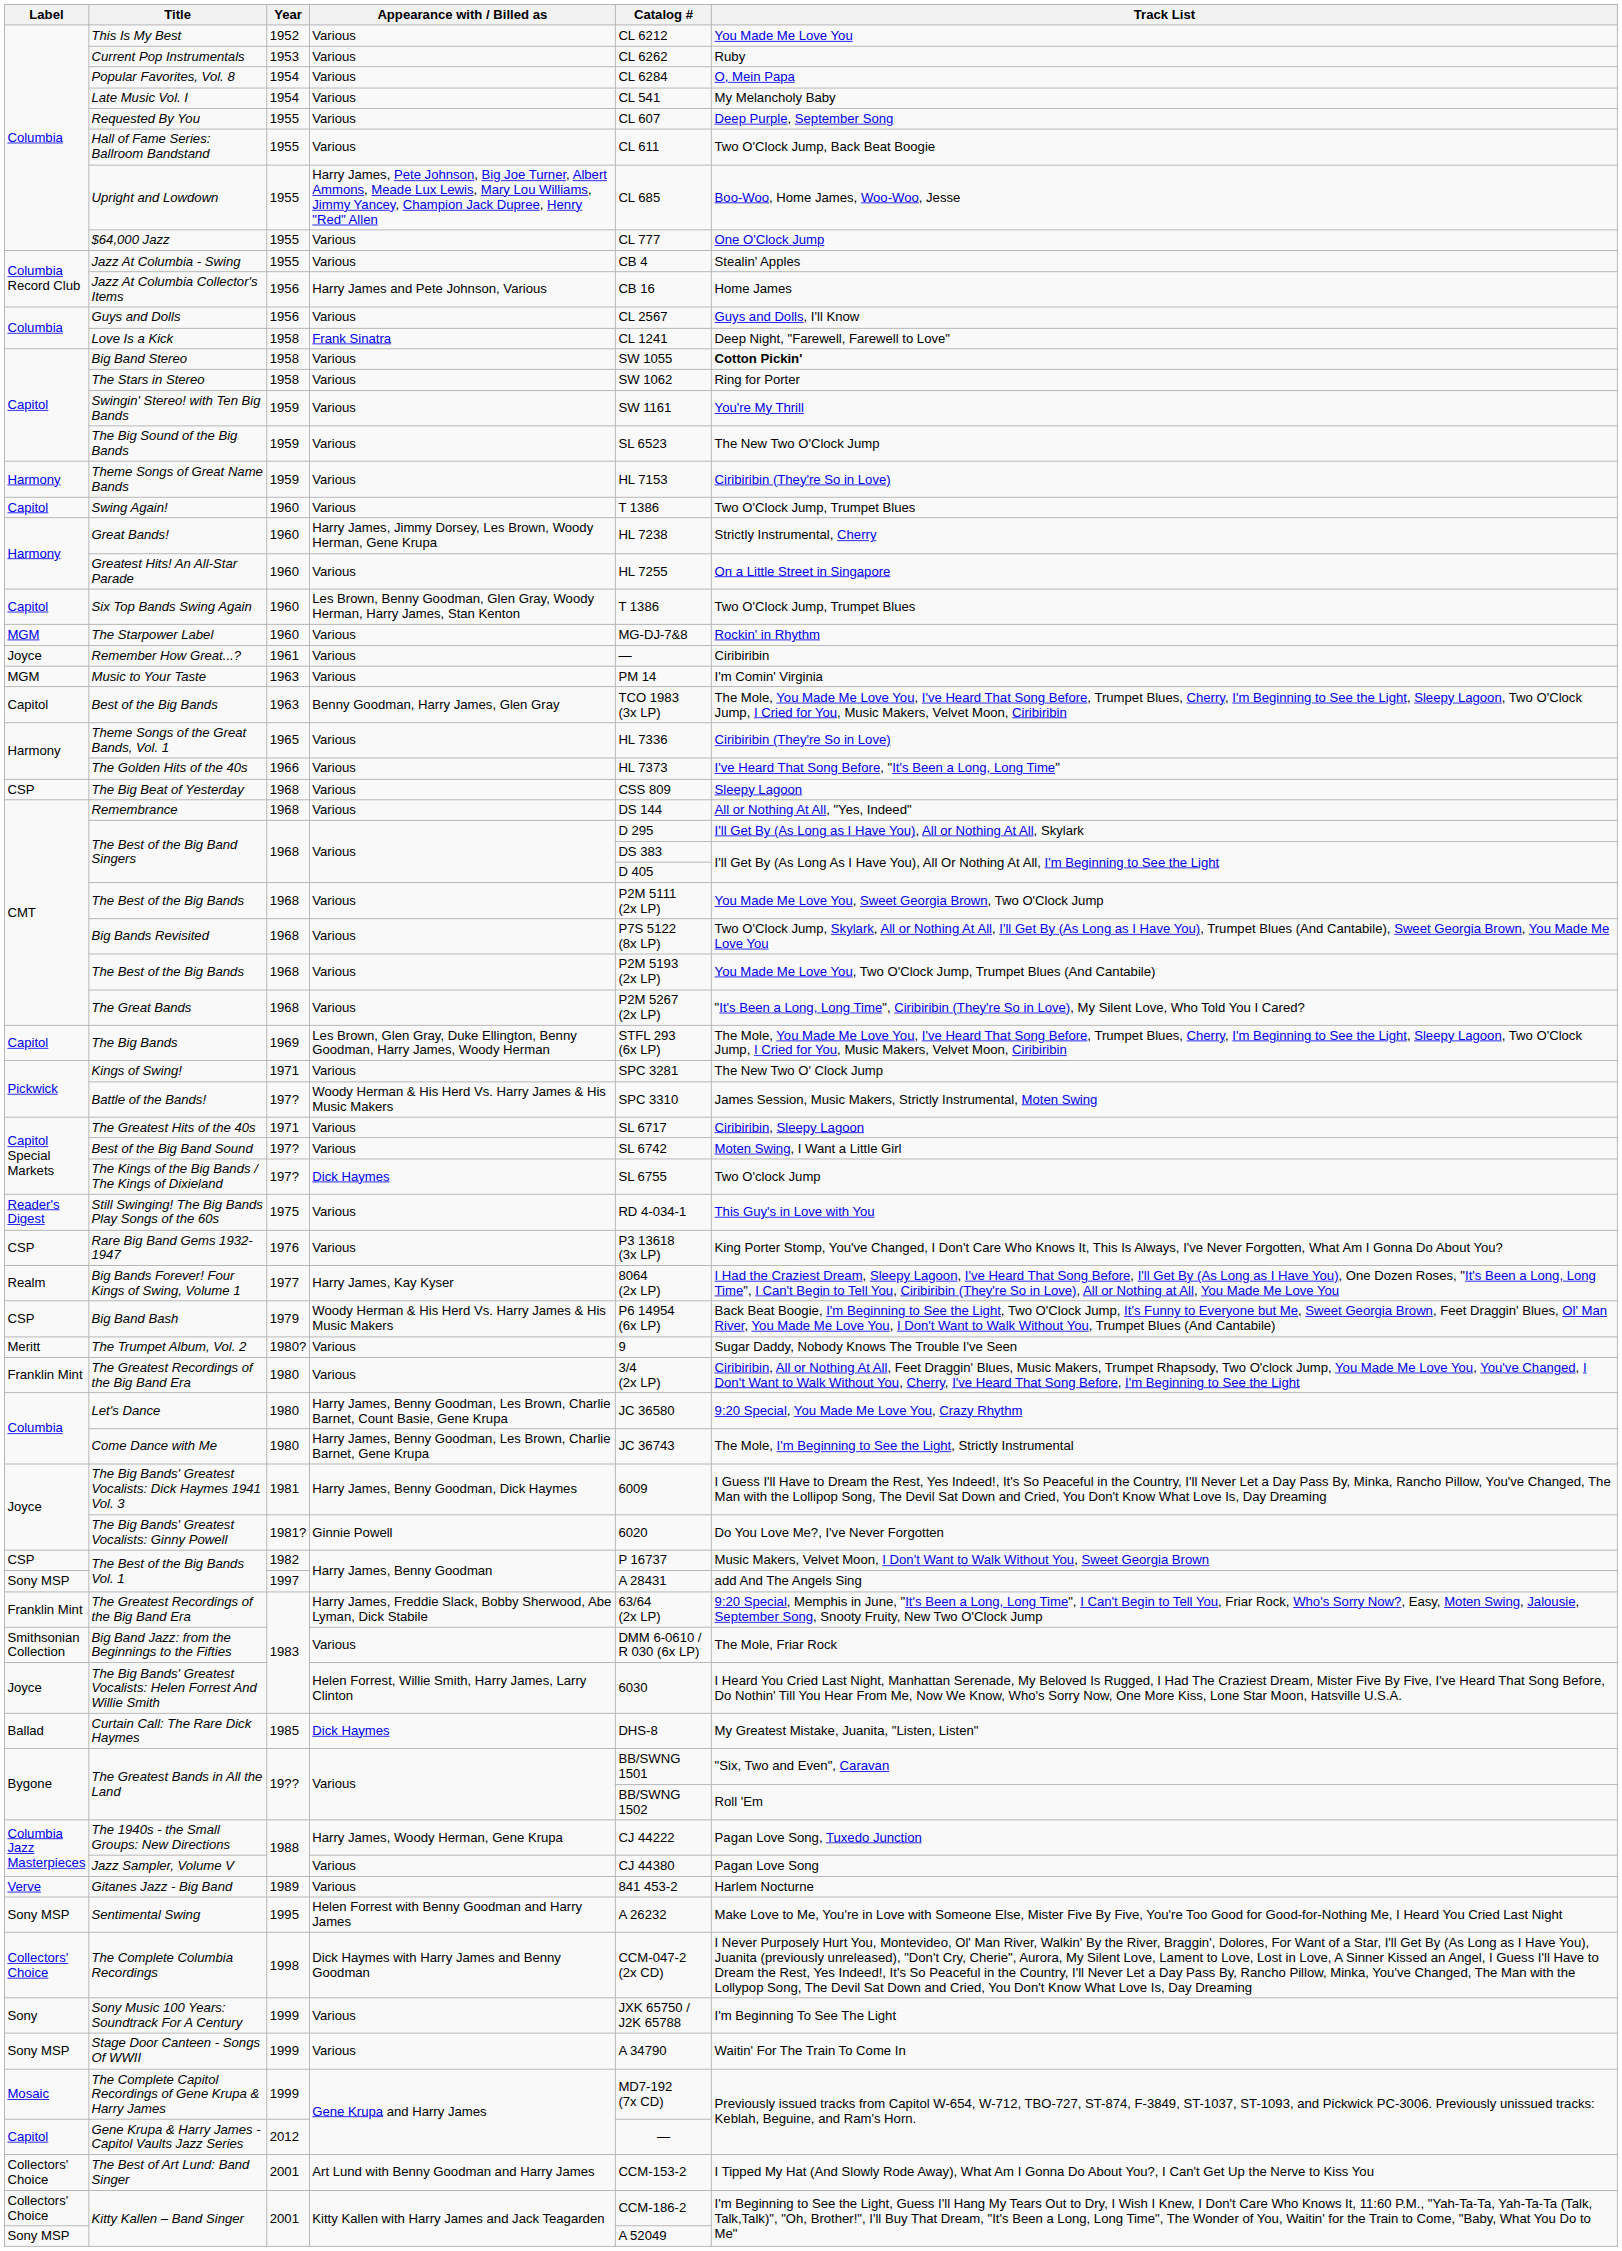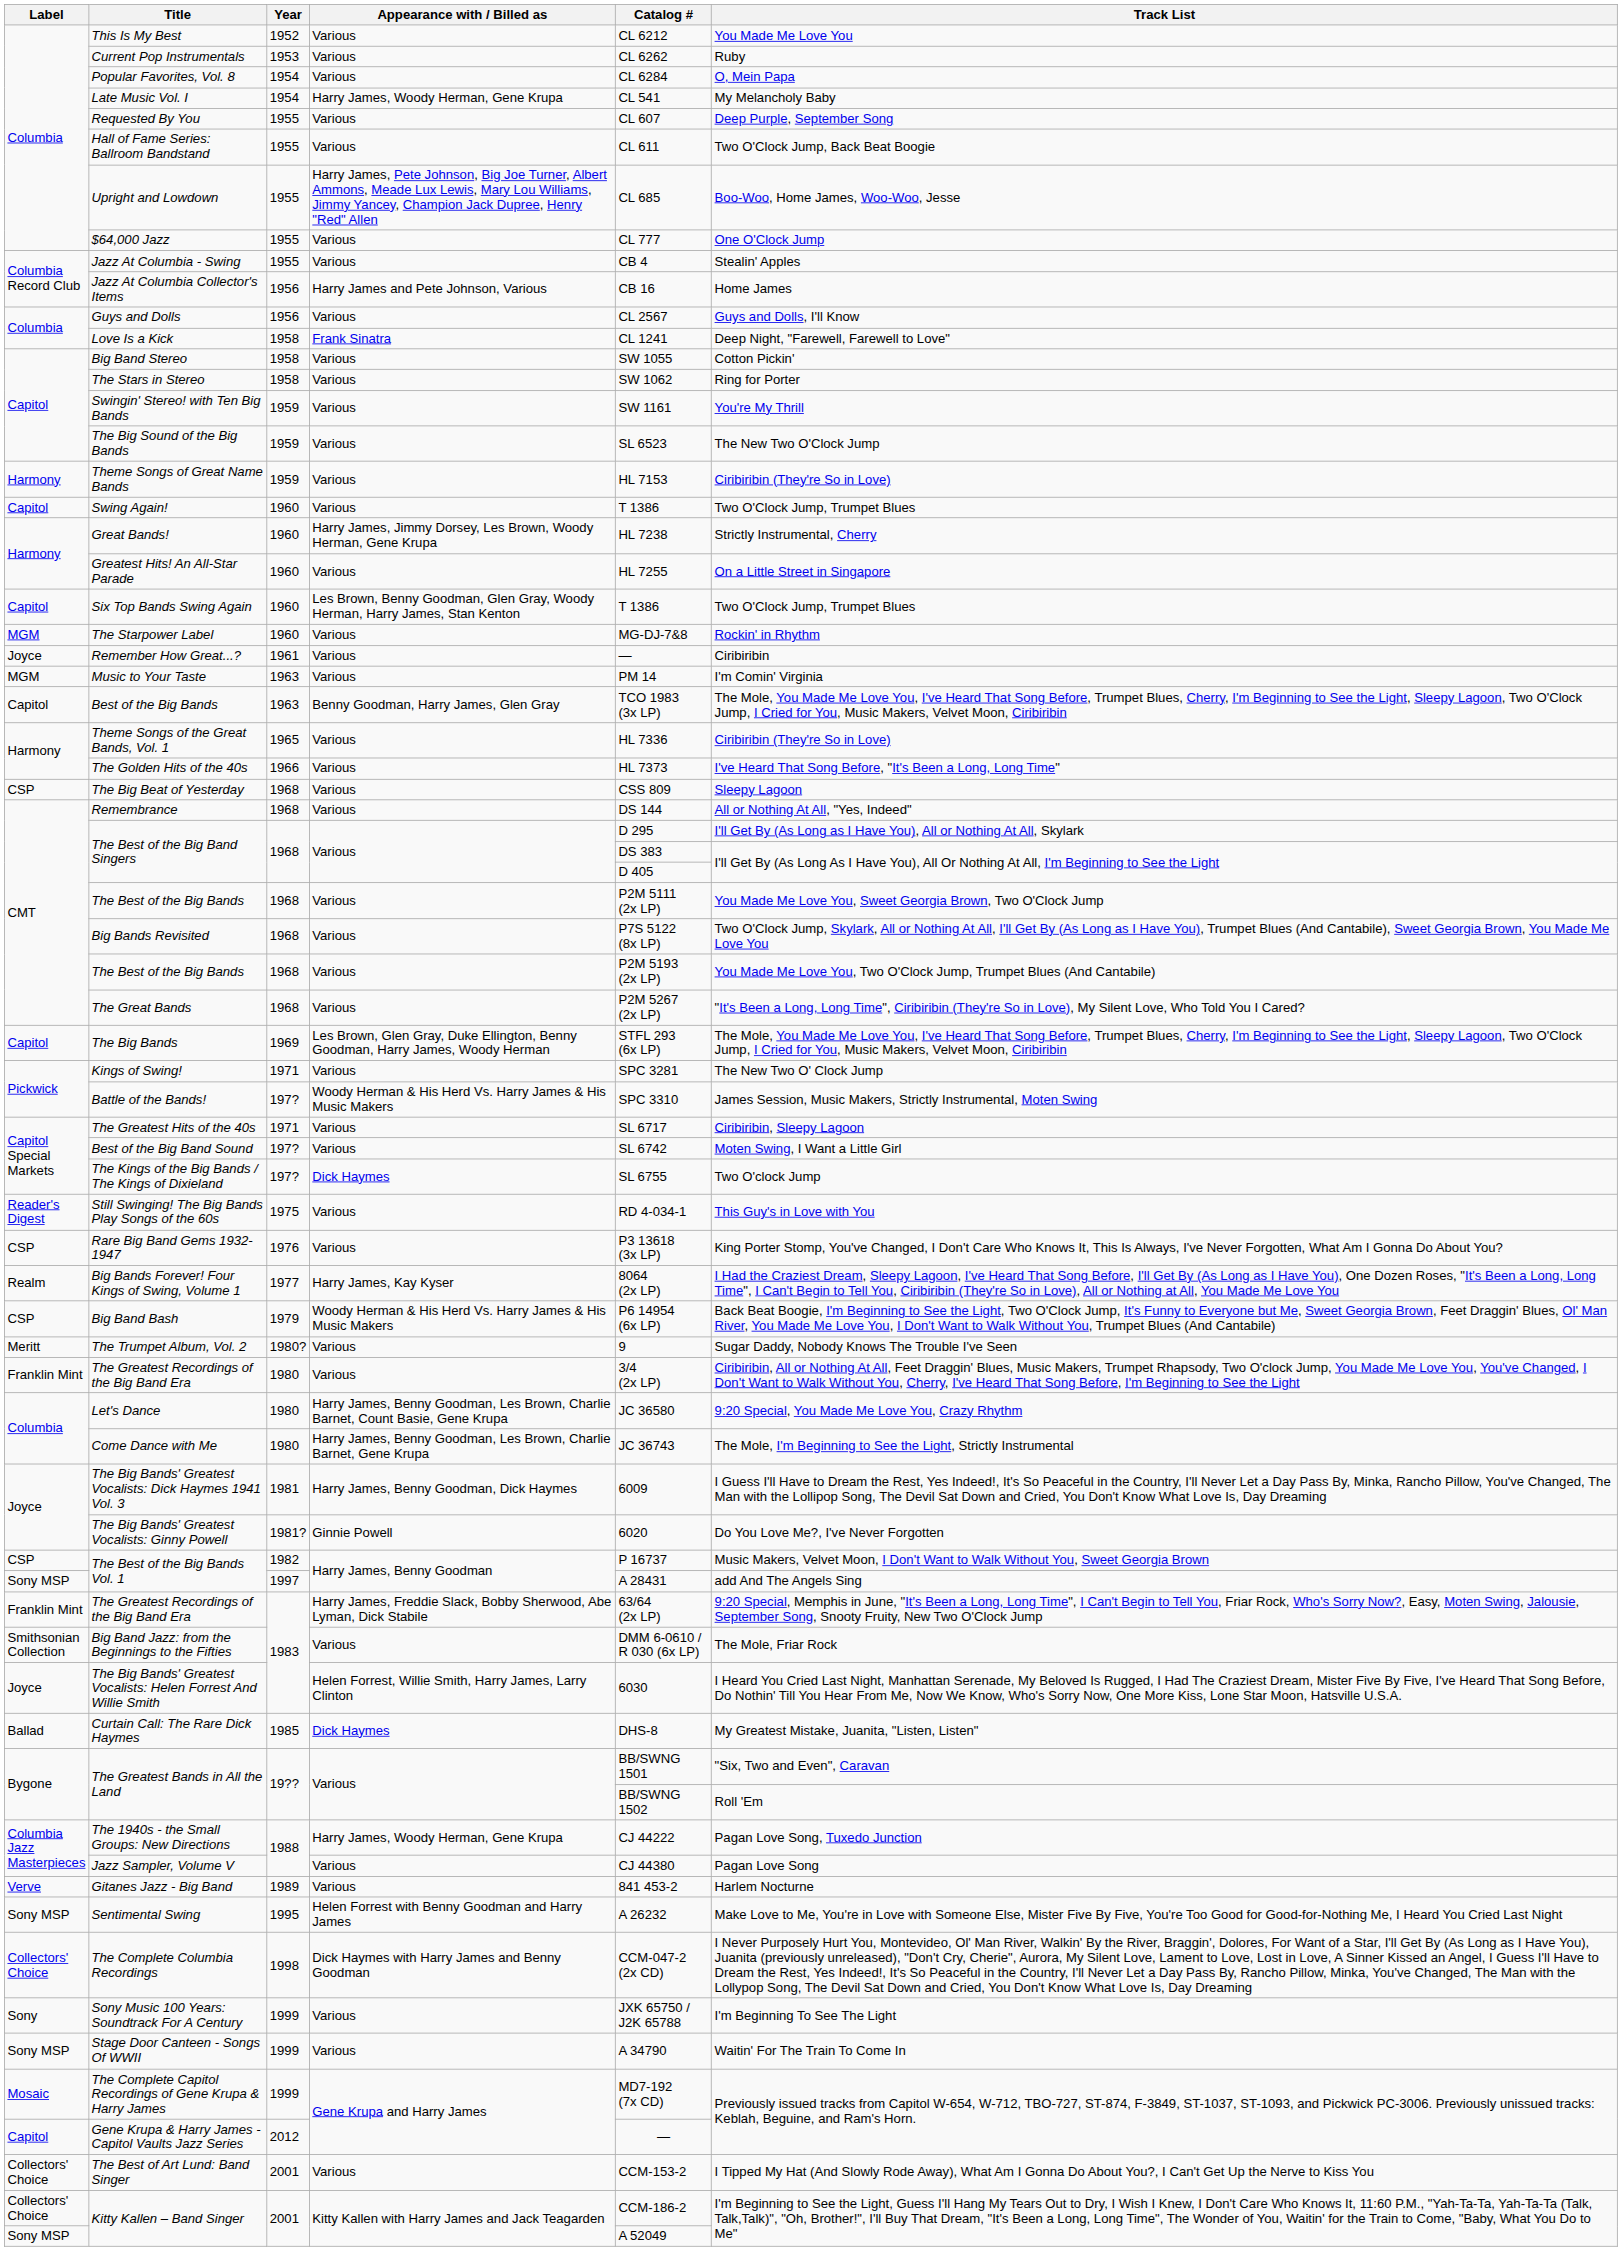(334, 98) Various -> (438, 98) Harry James, Woody Herman, Gene Krupa
(758, 359) bold -> (754, 359) normal
(453, 2172) Art Lund with Benny Goodman and Harry James -> (334, 2172) Various
